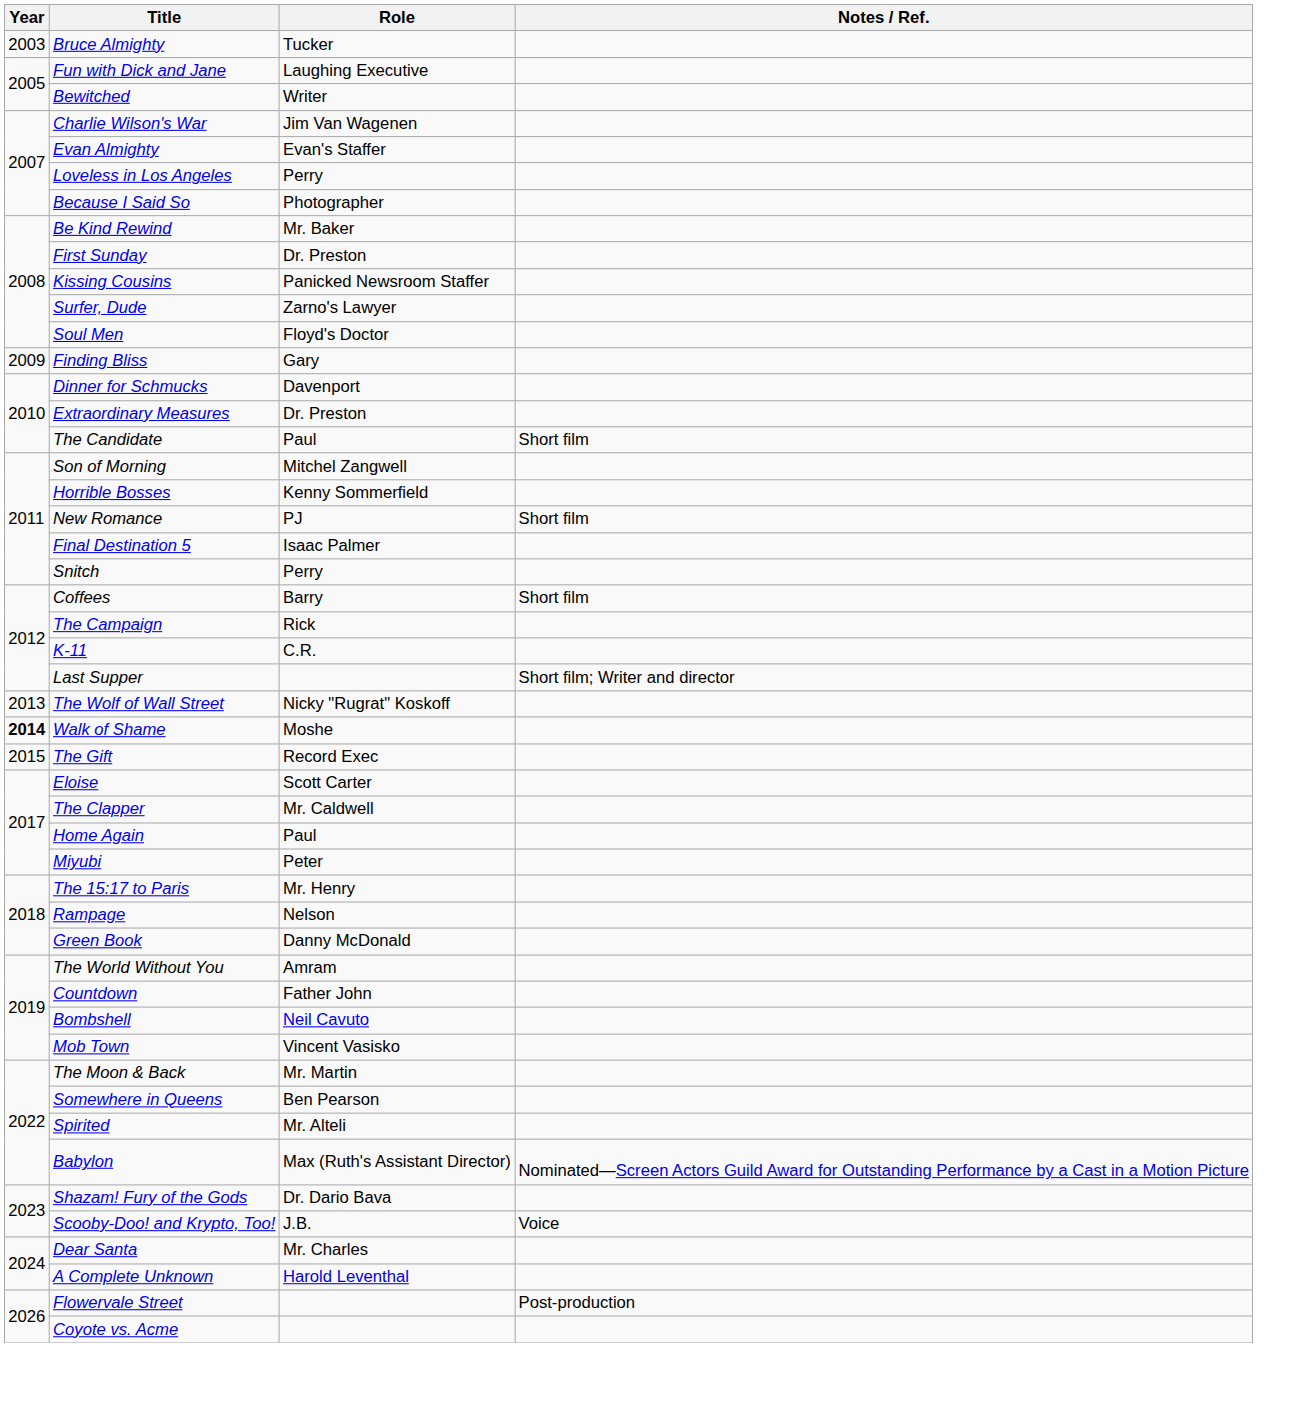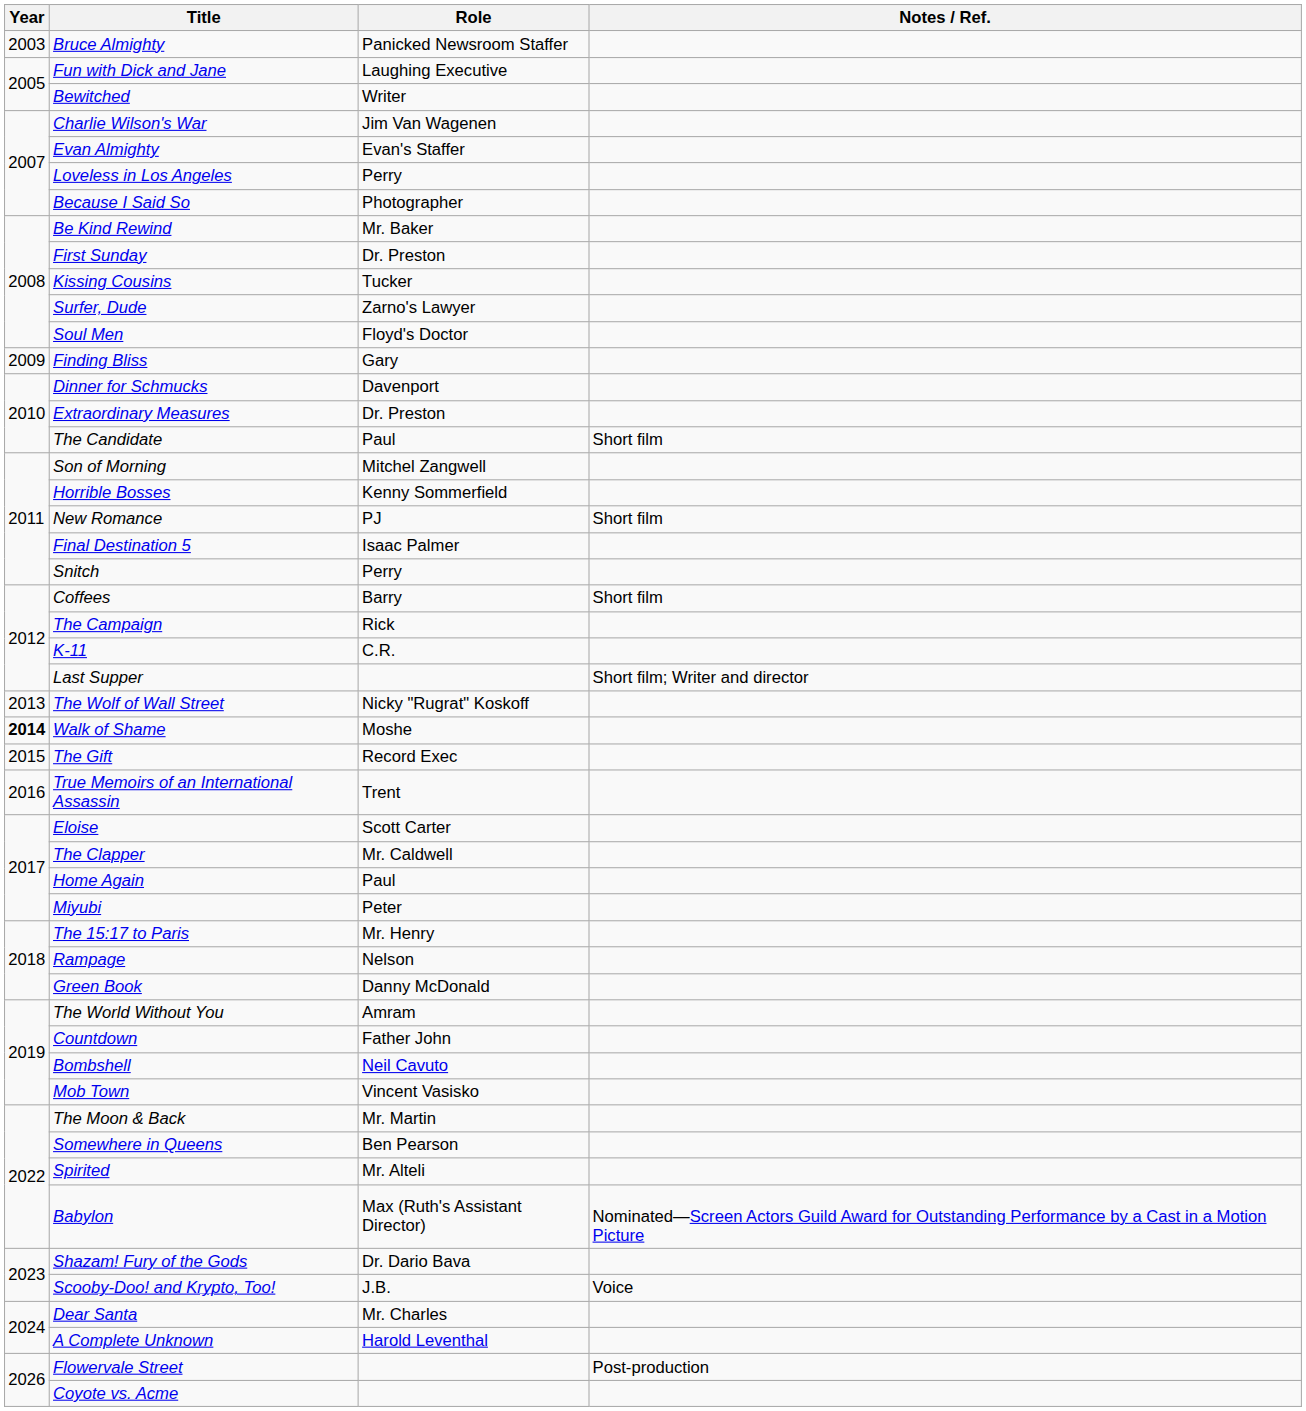(308, 44) Tucker -> (465, 44) Panicked Newsroom Staffer
(386, 281) Panicked Newsroom Staffer -> (387, 281) Tucker
+ row: (173, 792)
